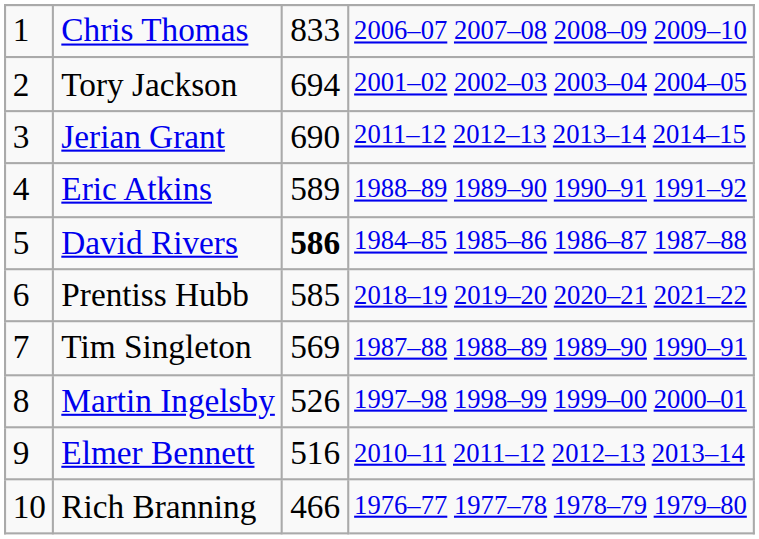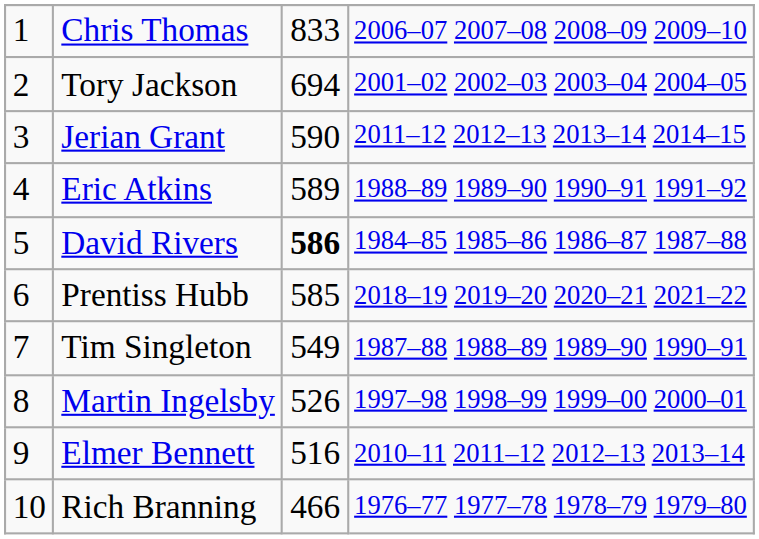(315, 136) 690 -> (315, 136) 590
(315, 347) 569 -> (315, 347) 549
